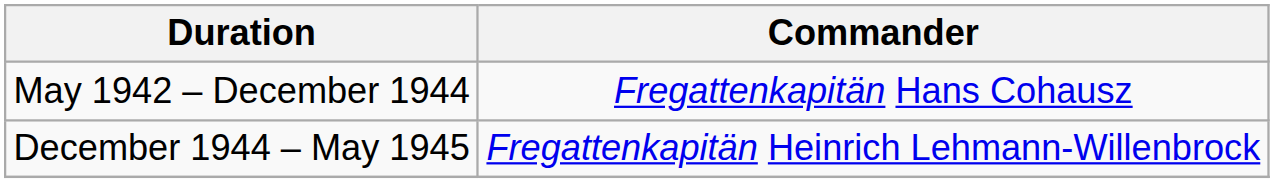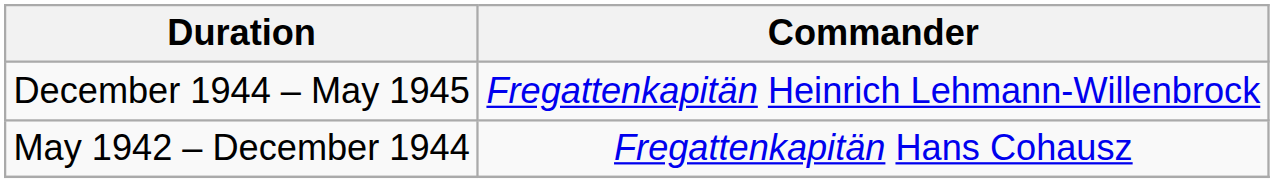rows swapped: (242, 90) <-> (242, 147)
